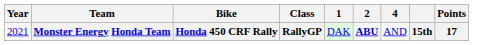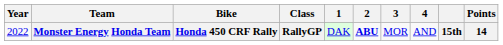+ column: (396, 13)
(18, 31) 2021 -> (18, 31) 2022
(452, 31) 17 -> (481, 31) 14
